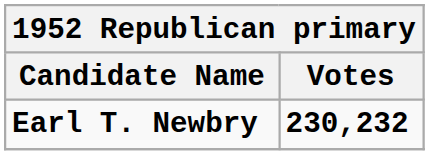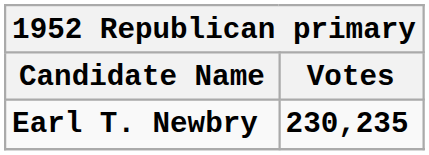(347, 124) 230,232 -> (347, 124) 230,235
